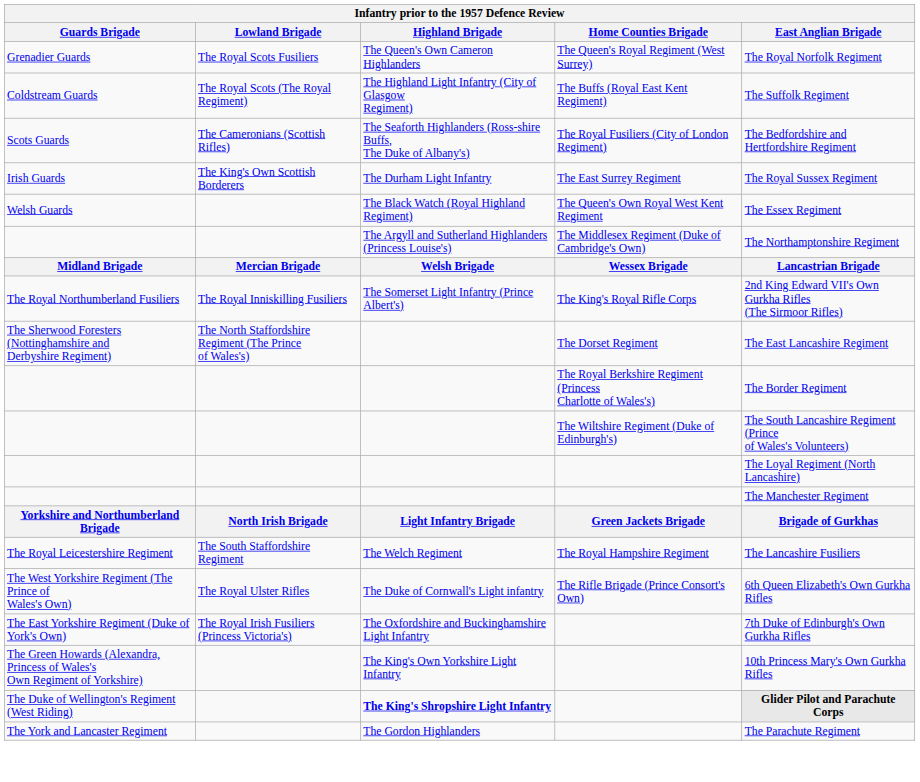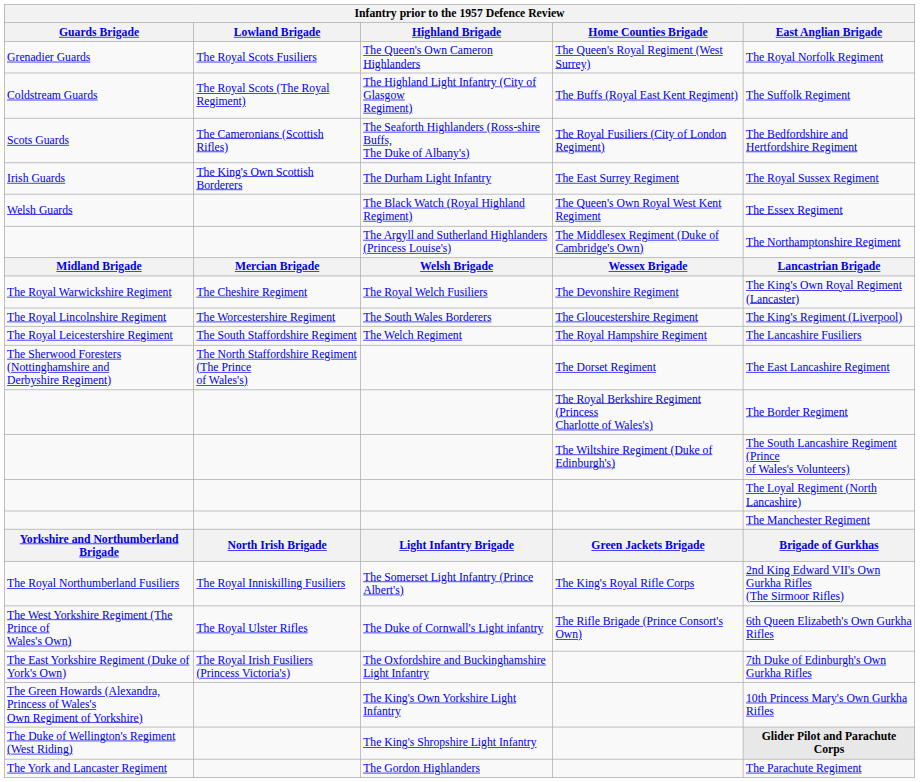+ row: (89, 292)
+ row: (87, 317)
rows swapped: (90, 553) <-> (93, 298)
(457, 706) bold -> (450, 743) normal
